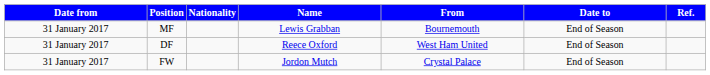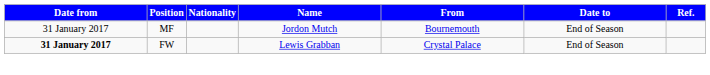(310, 29) Lewis Grabban -> (310, 29) Jordon Mutch
- row: (167, 45)
(76, 62) normal -> (76, 45) bold
(310, 62) Jordon Mutch -> (310, 45) Lewis Grabban
